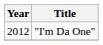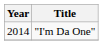(18, 31) 2012 -> (18, 31) 2014
